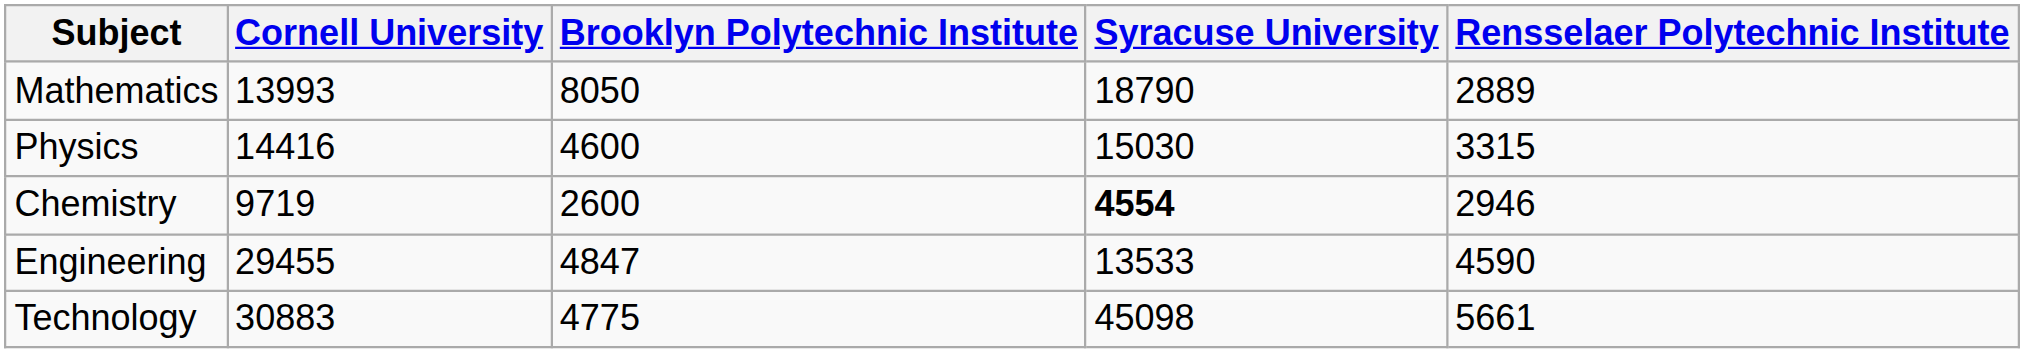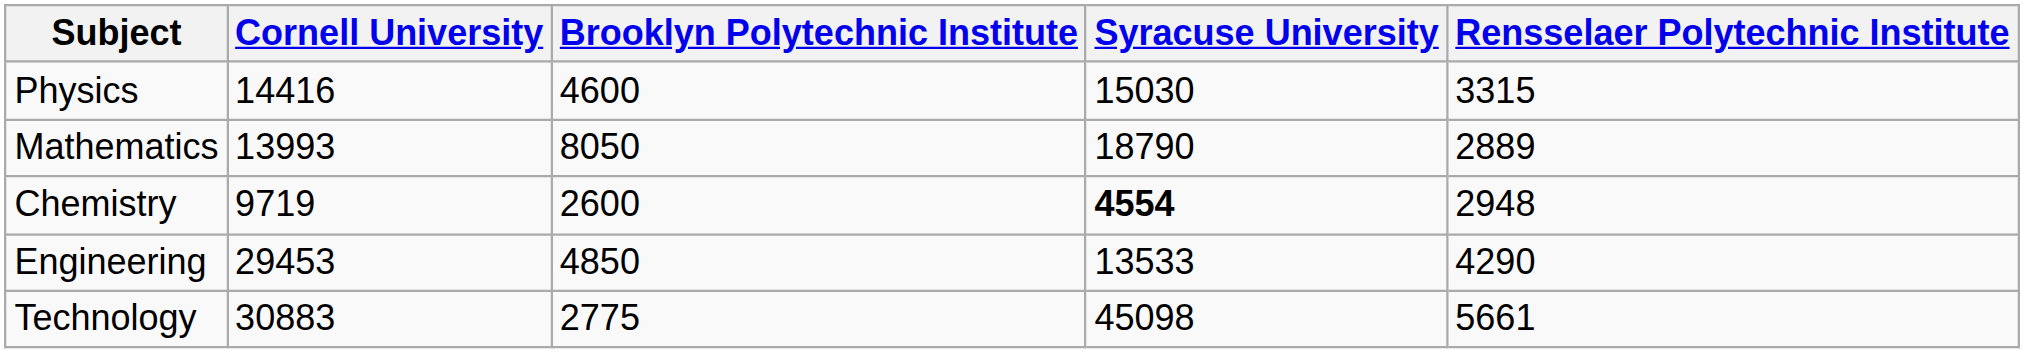rows swapped: (116, 90) <-> (76, 147)
(1495, 204) 2946 -> (1495, 204) 2948
(285, 261) 29455 -> (285, 261) 29453
(600, 261) 4847 -> (600, 261) 4850
(1495, 261) 4590 -> (1495, 261) 4290
(600, 318) 4775 -> (600, 318) 2775
